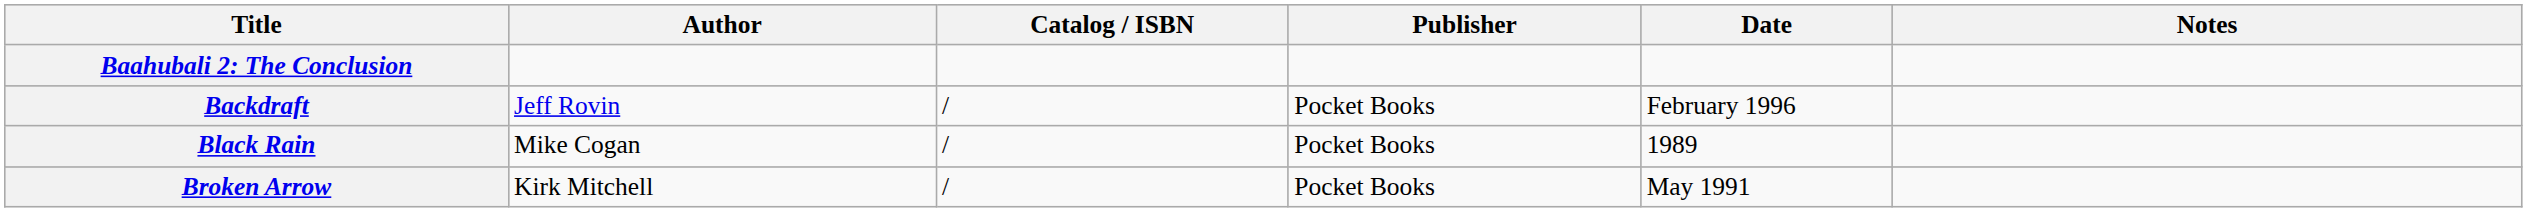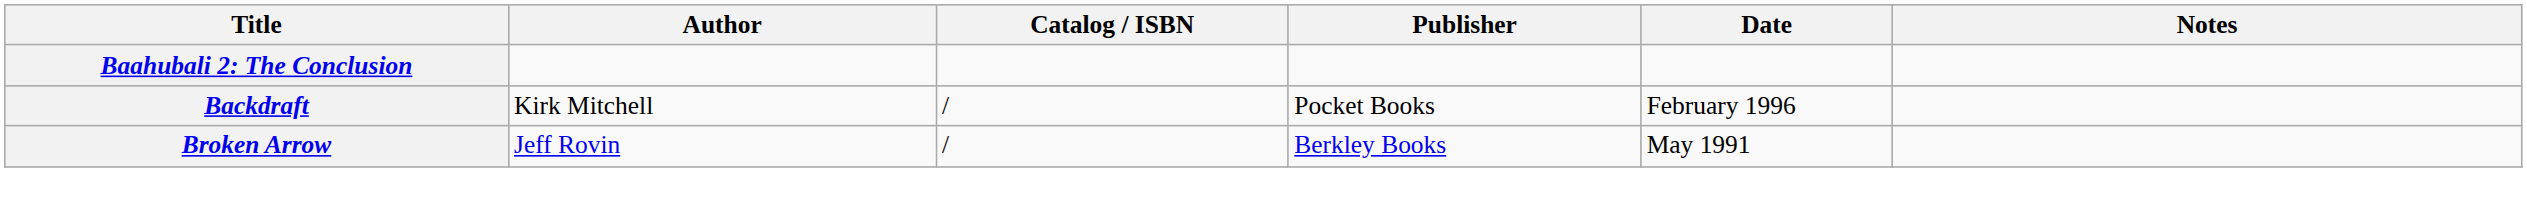(567, 105) Jeff Rovin -> (584, 105) Kirk Mitchell
- row: (256, 145)
(584, 186) Kirk Mitchell -> (567, 145) Jeff Rovin
(1365, 186) Pocket Books -> (1370, 145) Berkley Books
